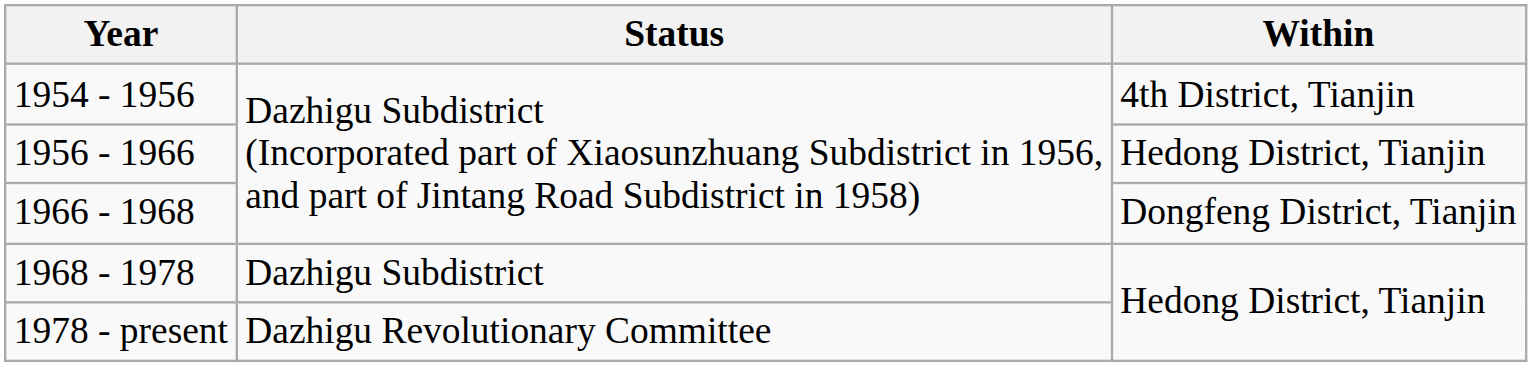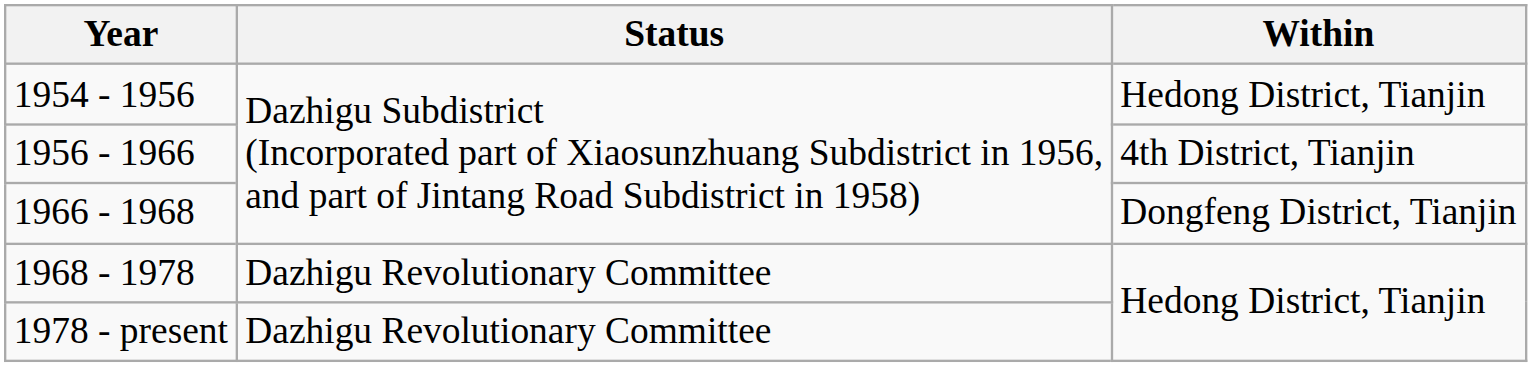(1267, 93) 4th District, Tianjin -> (1303, 93) Hedong District, Tianjin
(1303, 152) Hedong District, Tianjin -> (1267, 152) 4th District, Tianjin
(394, 271) Dazhigu Subdistrict -> (508, 271) Dazhigu Revolutionary Committee
